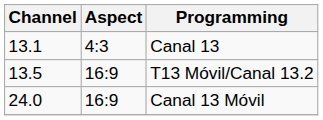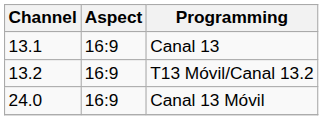(97, 45) 4:3 -> (101, 45) 16:9
(25, 73) 13.5 -> (25, 73) 13.2
